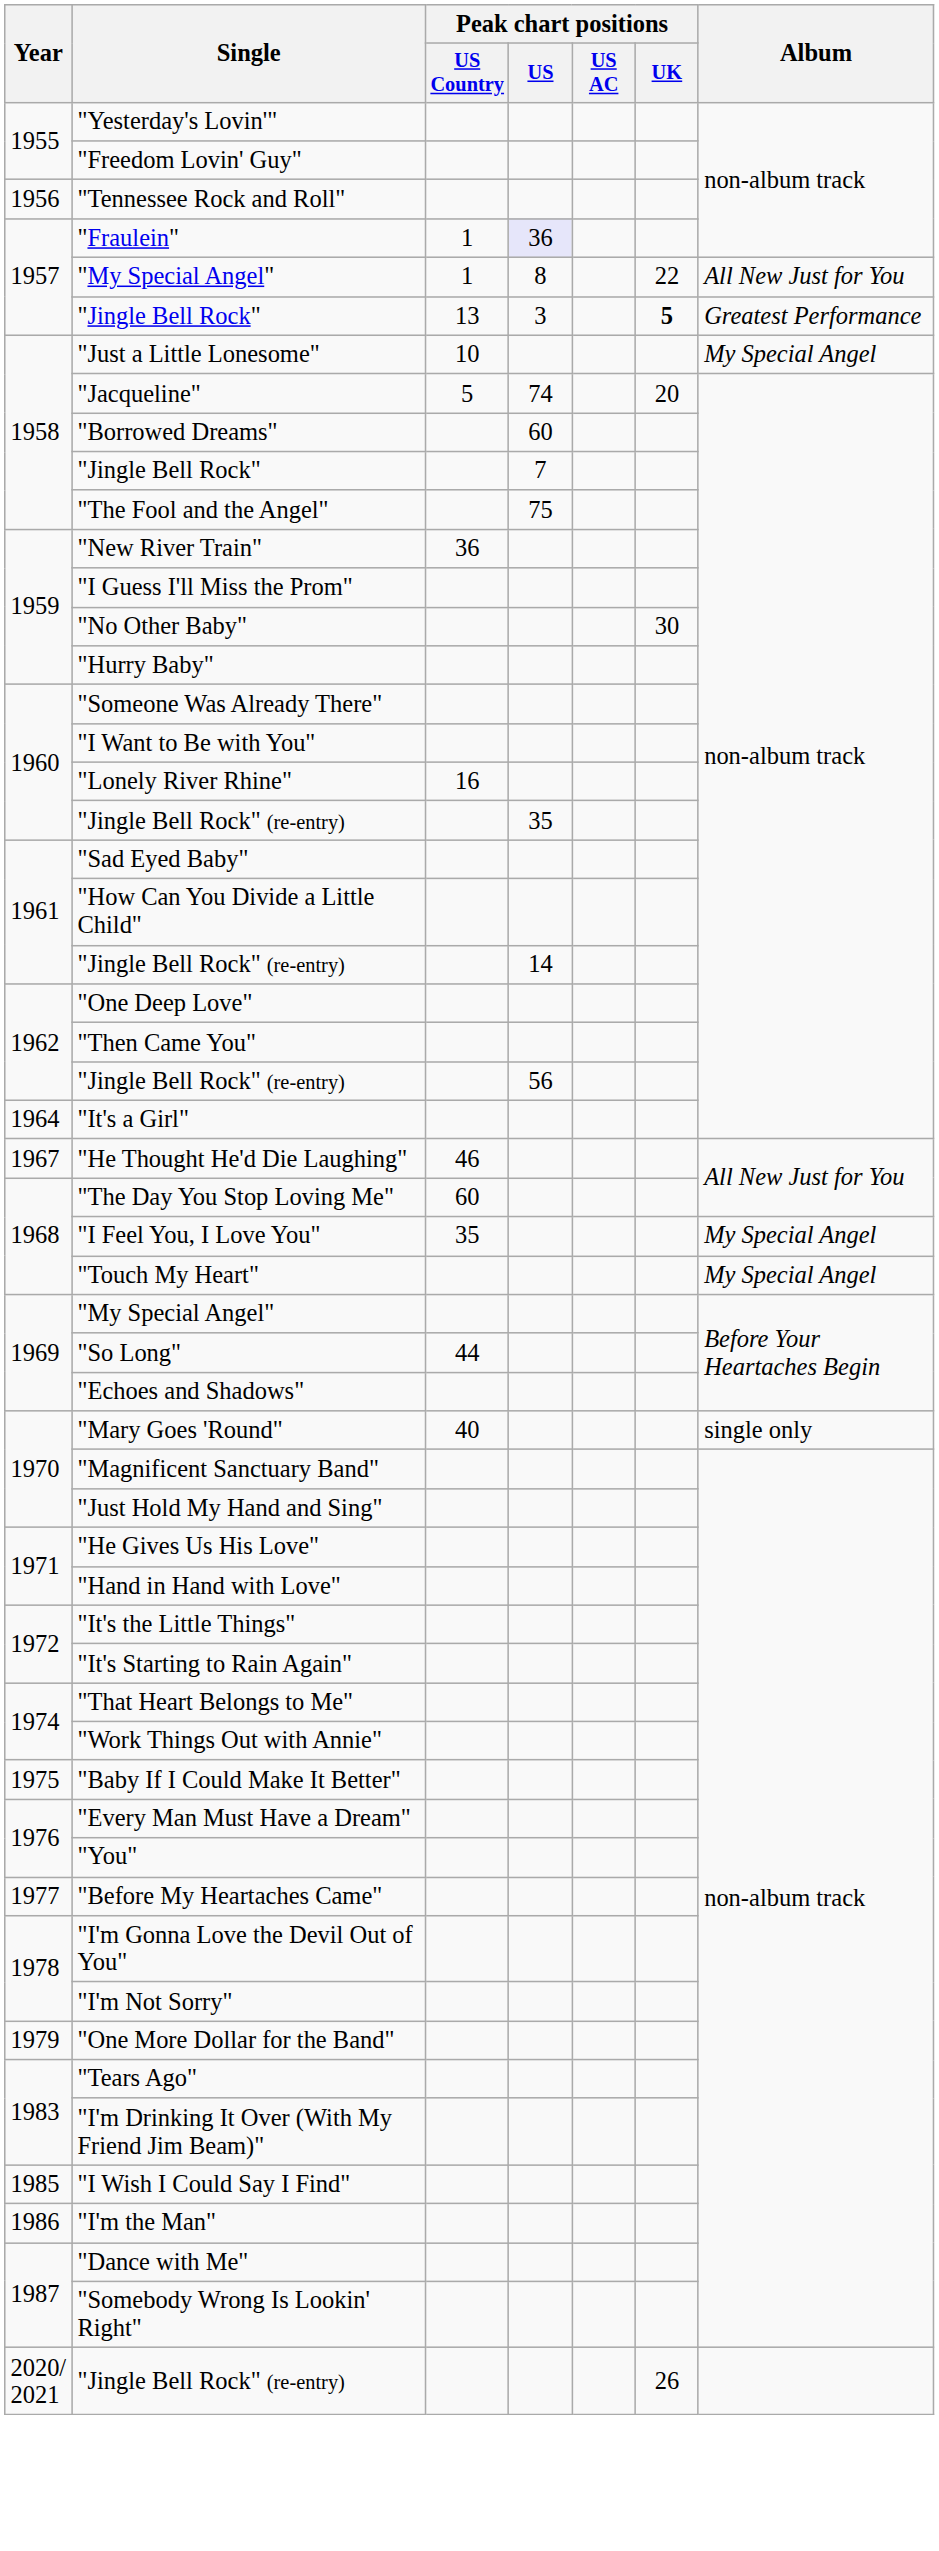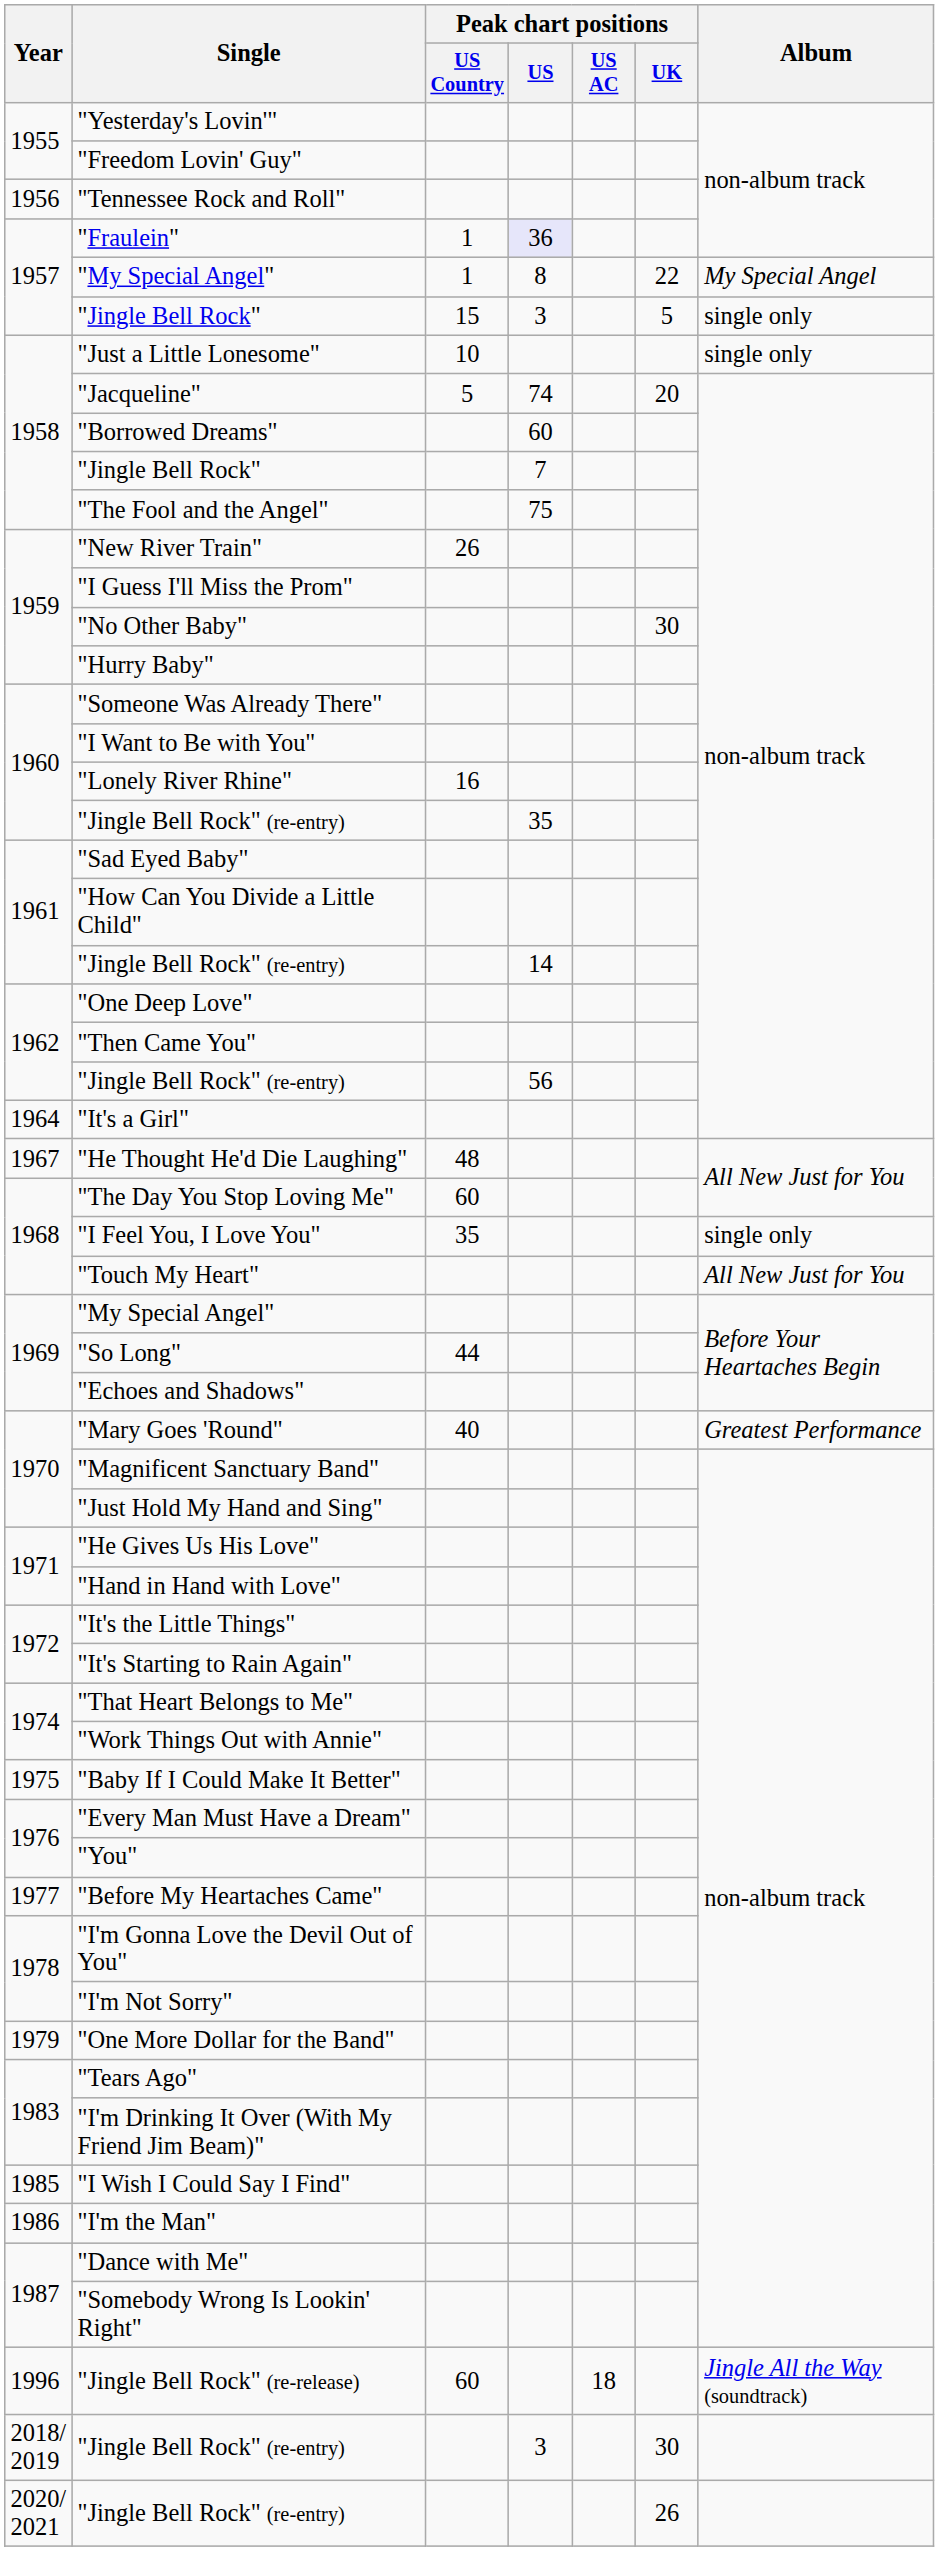(804, 276) All New Just for You -> (790, 276) My Special Angel
(467, 315) 13 -> (467, 315) 15
(667, 315) bold -> (667, 315) normal
(813, 315) Greatest Performance -> (758, 315) single only
(790, 354) My Special Angel -> (758, 354) single only
(467, 548) 36 -> (467, 548) 26
(467, 1158) 46 -> (467, 1158) 48
(790, 1235) My Special Angel -> (758, 1235) single only
(790, 1274) My Special Angel -> (804, 1274) All New Just for You
(758, 1430) single only -> (813, 1430) Greatest Performance
+ row: (35, 2380)
+ row: (38, 2446)
